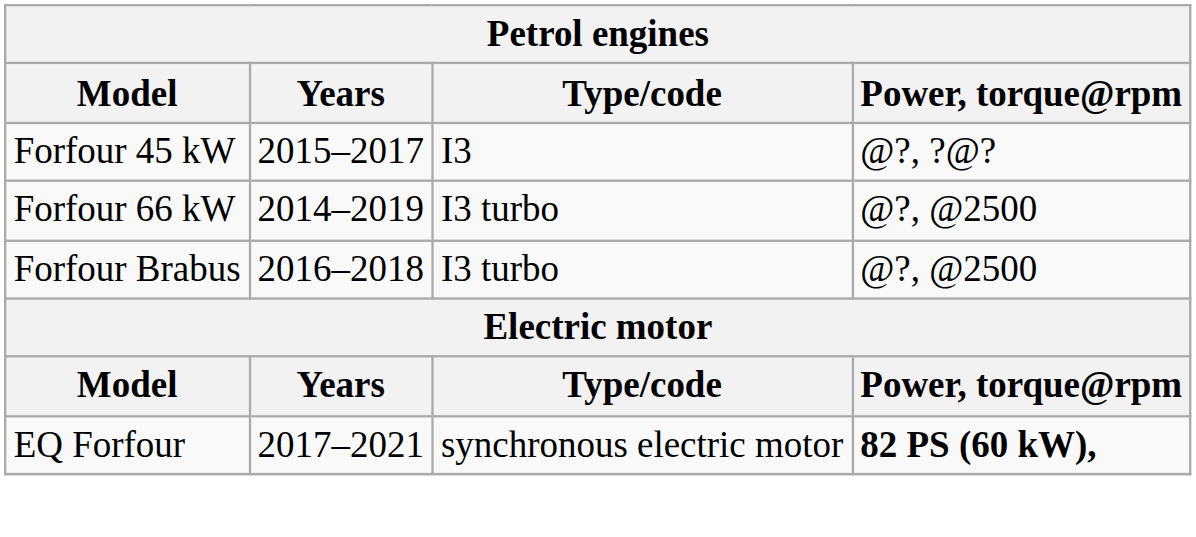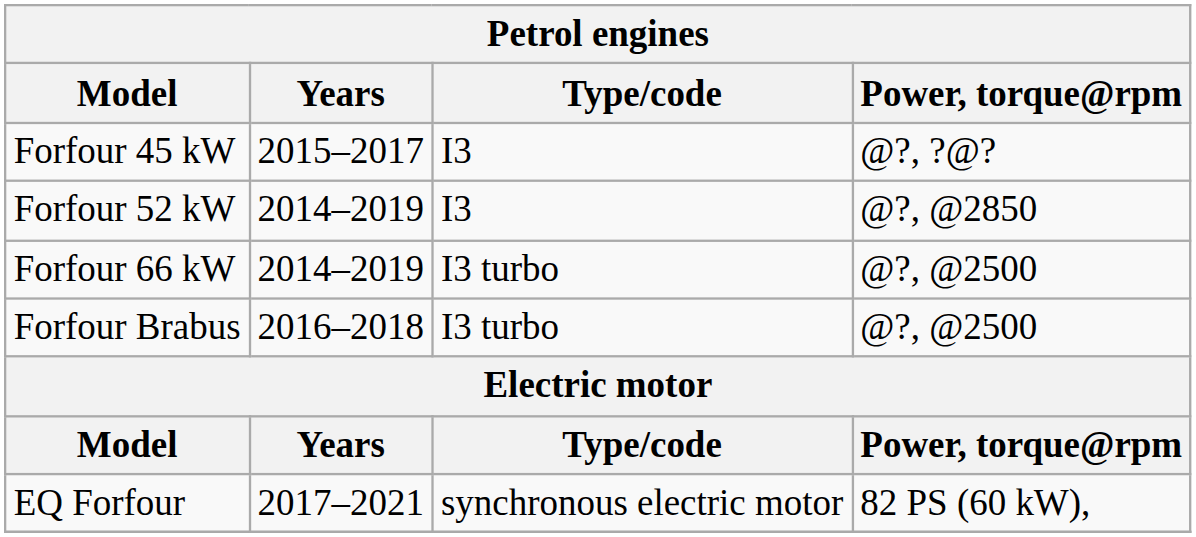+ row: (125, 209)
(978, 444) bold -> (975, 502) normal
